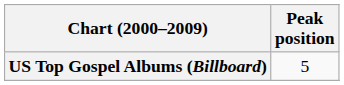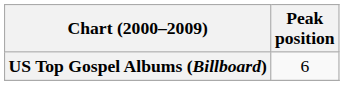(305, 66) 5 -> (305, 66) 6
